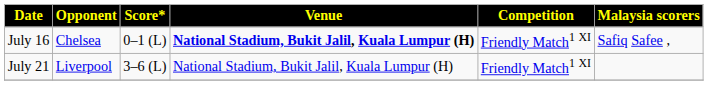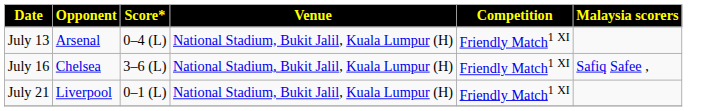+ row: (28, 40)
(145, 40) 0–1 (L) -> (145, 66) 3–6 (L)
(324, 40) bold -> (313, 66) normal
(145, 66) 3–6 (L) -> (145, 93) 0–1 (L)
